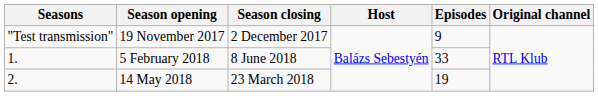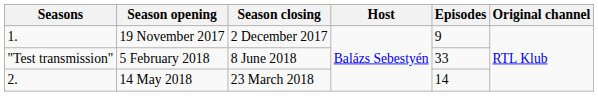(60, 36) "Test transmission" -> (13, 36) 1.
(13, 58) 1. -> (60, 58) "Test transmission"
(442, 79) 19 -> (442, 79) 14
